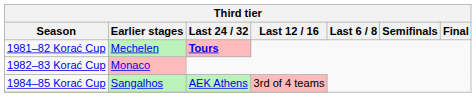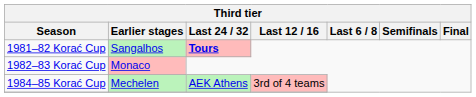(135, 49) Mechelen -> (137, 49) Sangalhos
(137, 84) Sangalhos -> (135, 84) Mechelen
